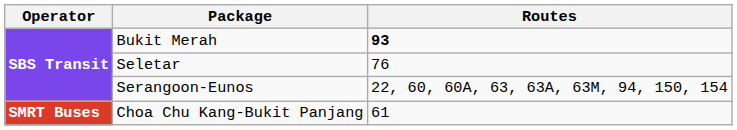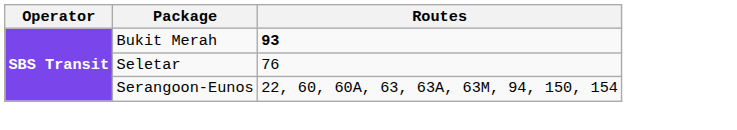- row: (240, 113)
